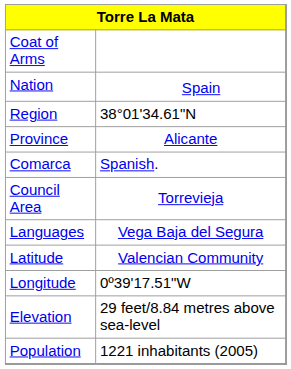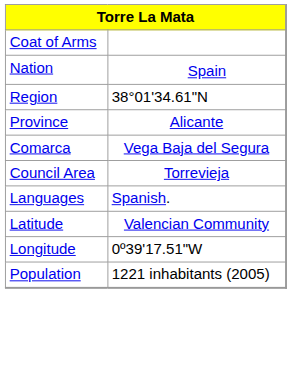(129, 164) Spanish. -> (196, 147) Vega Baja del Segura
(191, 232) Vega Baja del Segura -> (141, 198) Spanish.
- row: (41, 317)
